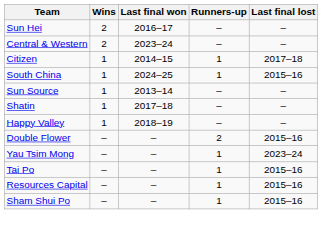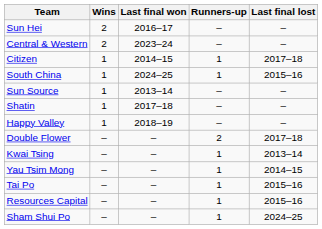(283, 138) 2015–16 -> (283, 138) 2017–18
+ row: (30, 153)
(283, 153) 2023–24 -> (283, 169) 2014–15
(283, 201) 2015–16 -> (283, 216) 2024–25
